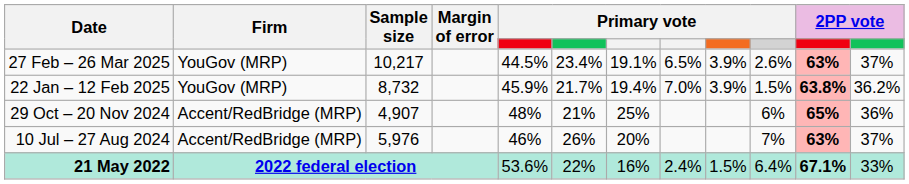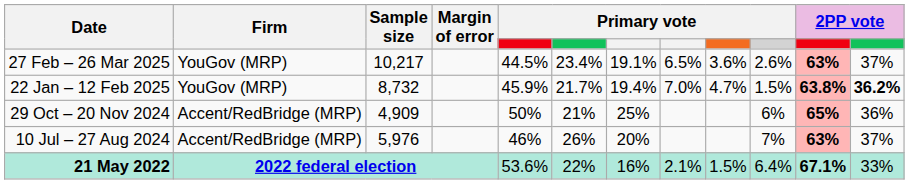(728, 62) 3.9% -> (728, 62) 3.6%
(728, 88) 3.9% -> (728, 88) 4.7%
(877, 88) normal -> (877, 88) bold
(399, 114) 4,907 -> (399, 114) 4,909
(525, 114) 48% -> (525, 114) 50%
(683, 166) 2.4% -> (683, 166) 2.1%
